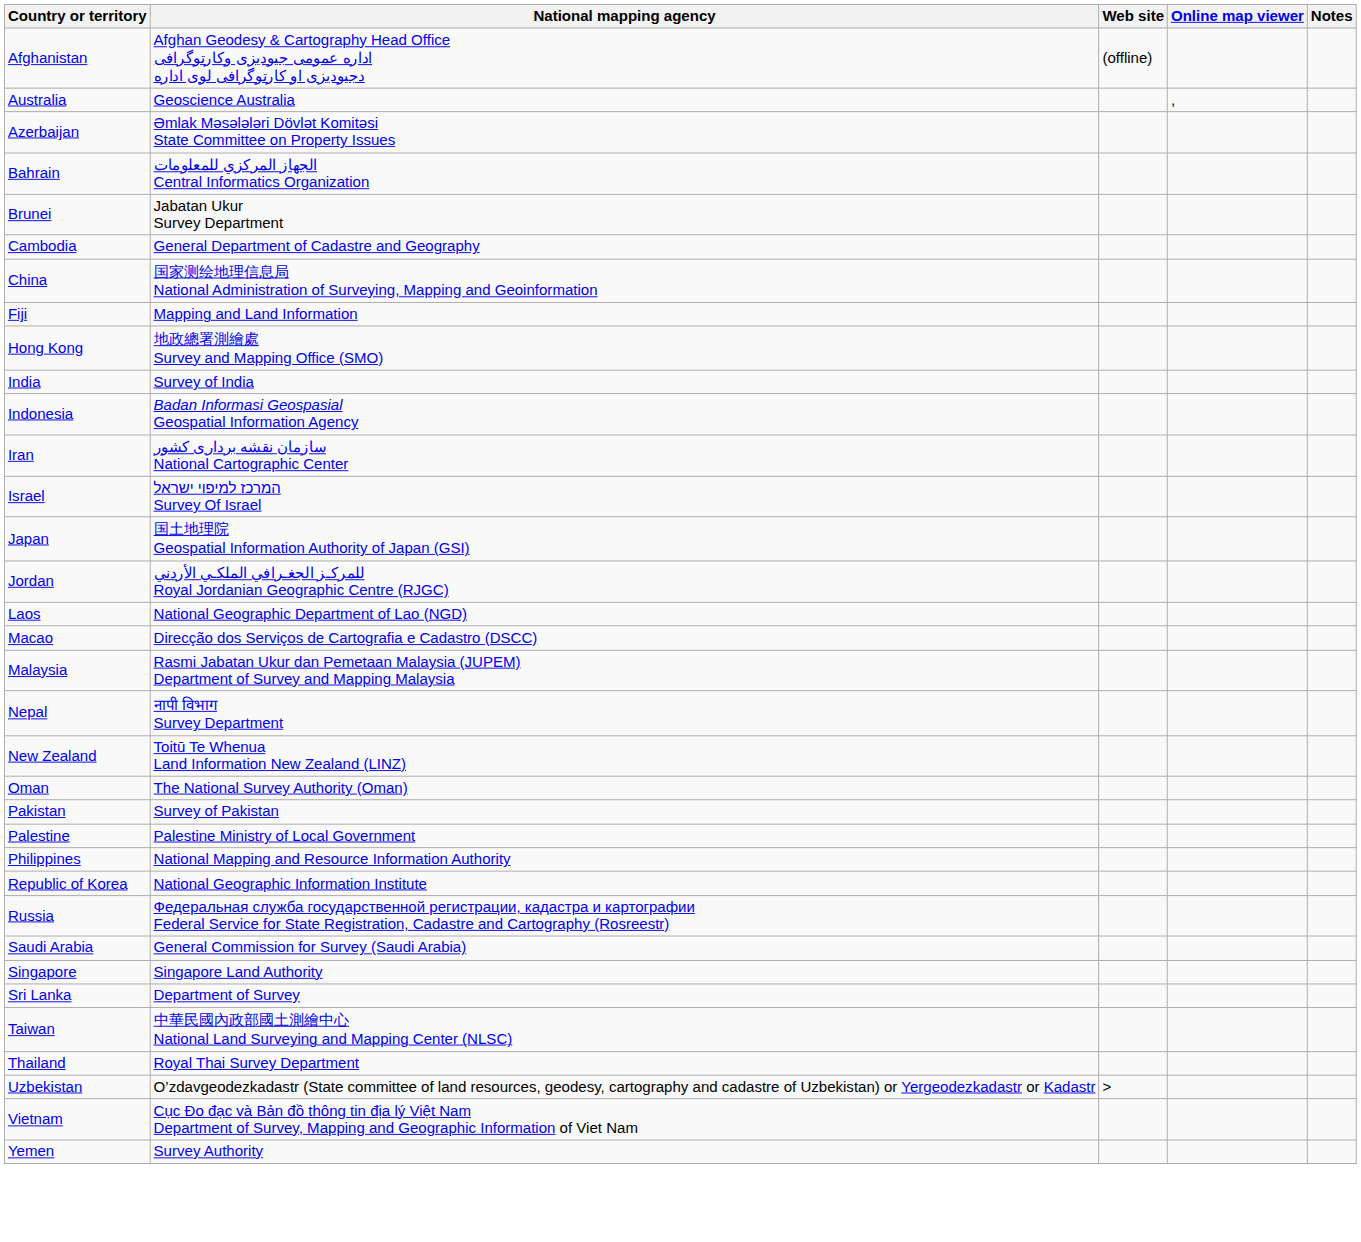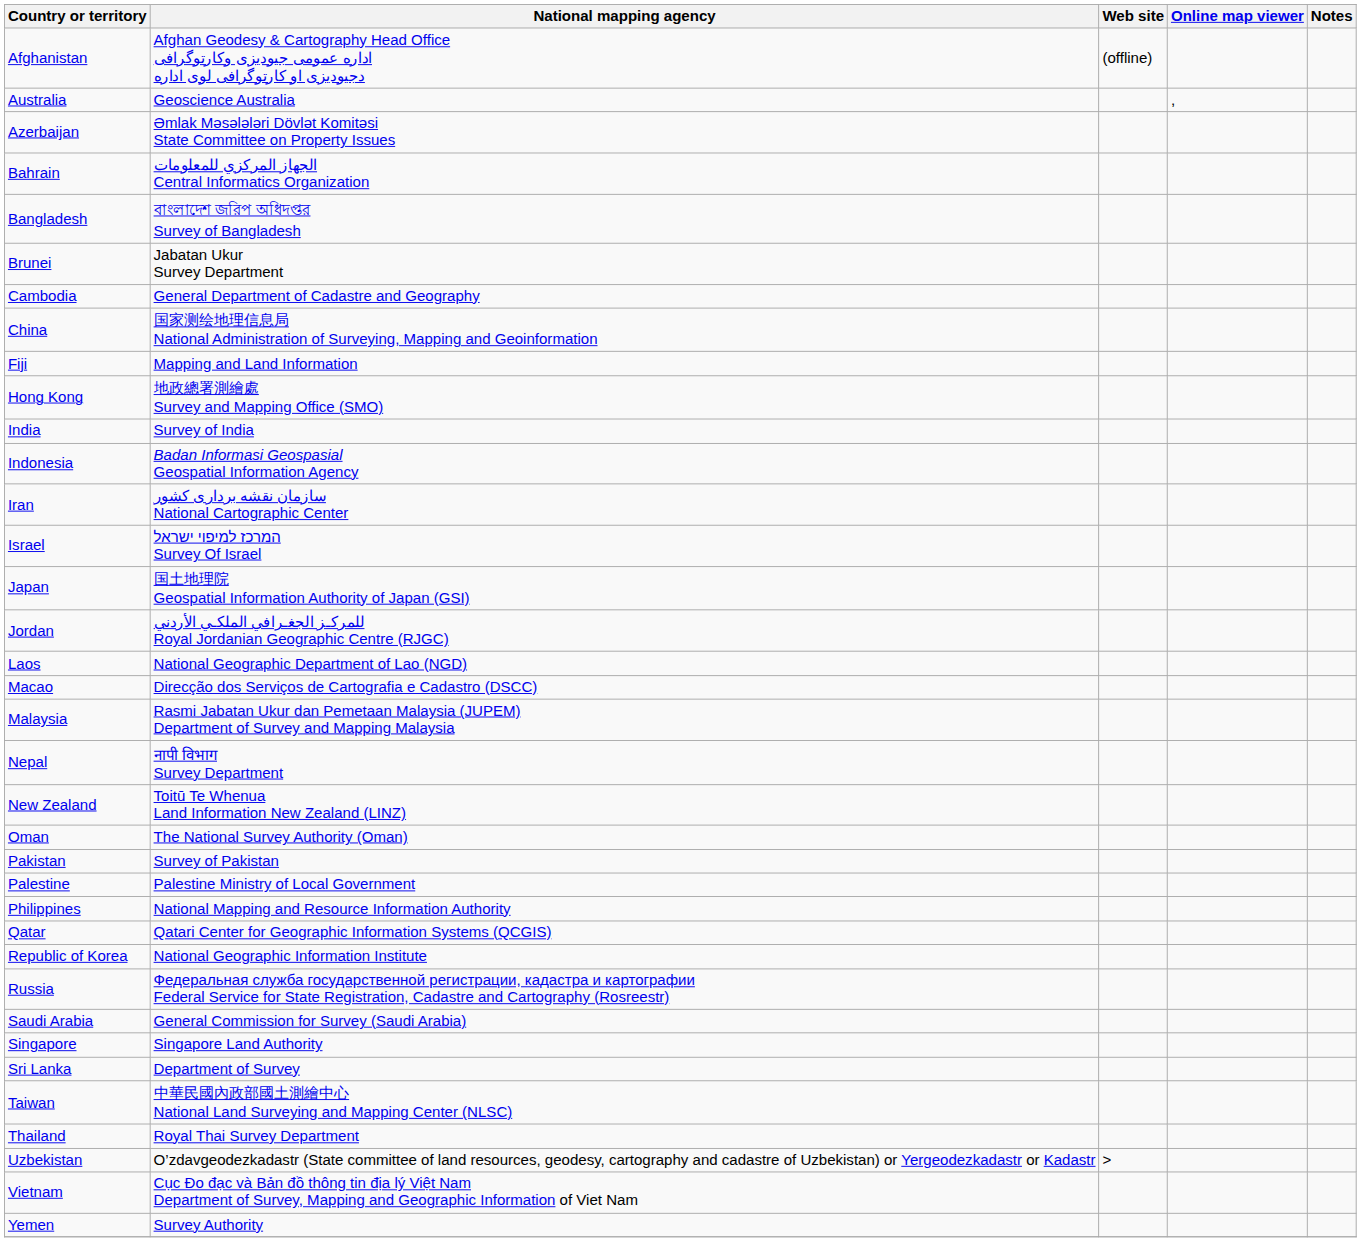+ row: (48, 218)
+ row: (27, 932)
